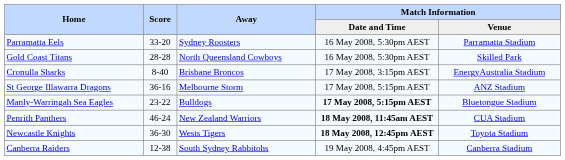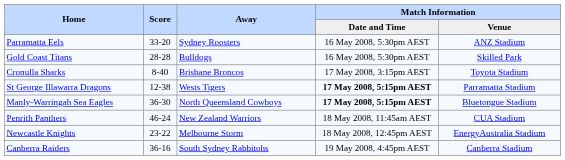(499, 42) Parramatta Stadium -> (499, 42) ANZ Stadium
(230, 57) North Queensland Cowboys -> (195, 57) Bulldogs
(499, 72) EnergyAustralia Stadium -> (499, 72) Toyota Stadium
(160, 87) 36-16 -> (160, 87) 12-38
(211, 87) Melbourne Storm -> (202, 87) Wests Tigers
(377, 87) normal -> (377, 87) bold
(499, 87) ANZ Stadium -> (499, 87) Parramatta Stadium
(160, 102) 23-22 -> (160, 102) 36-30
(195, 102) Bulldogs -> (230, 102) North Queensland Cowboys
(377, 117) bold -> (377, 117) normal
(160, 133) 36-30 -> (160, 133) 23-22
(202, 133) Wests Tigers -> (211, 133) Melbourne Storm
(377, 133) bold -> (377, 133) normal
(499, 133) Toyota Stadium -> (499, 133) EnergyAustralia Stadium
(160, 148) 12-38 -> (160, 148) 36-16
